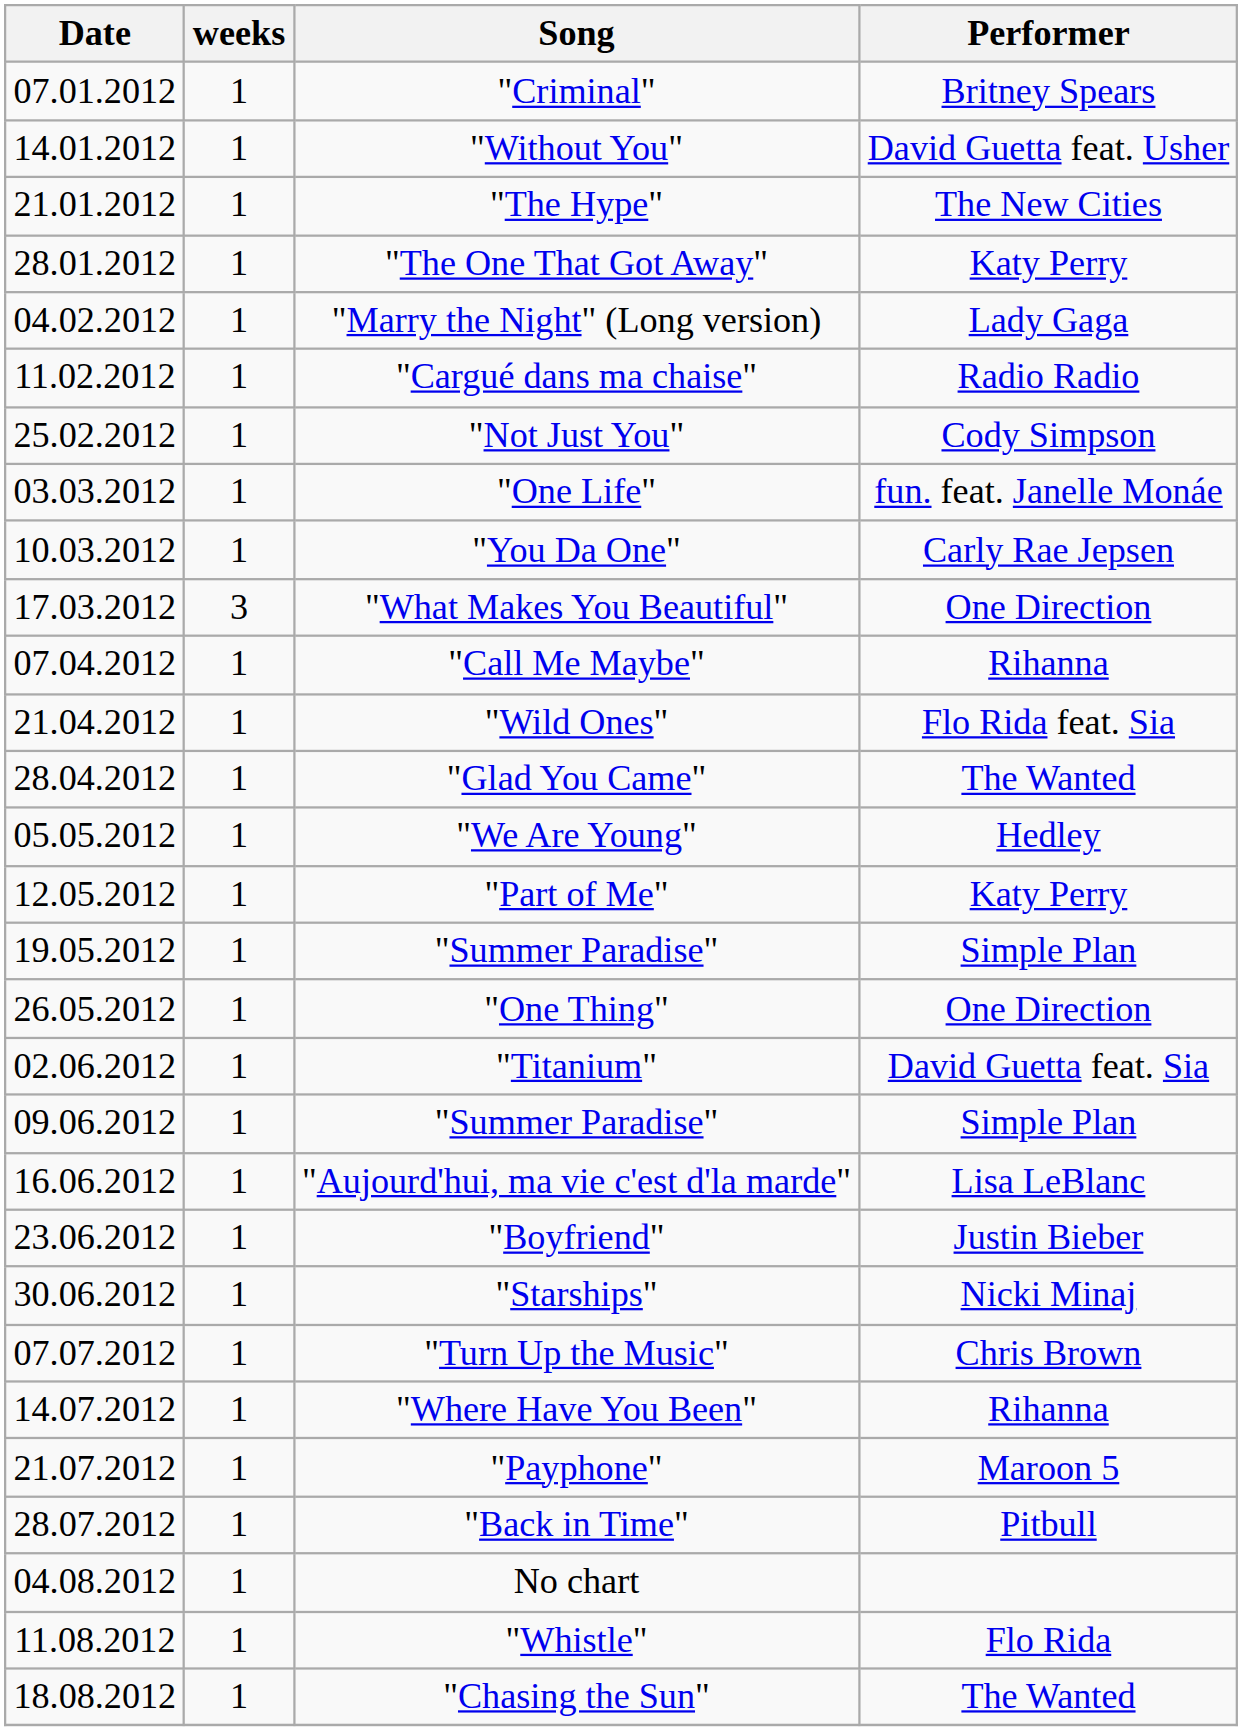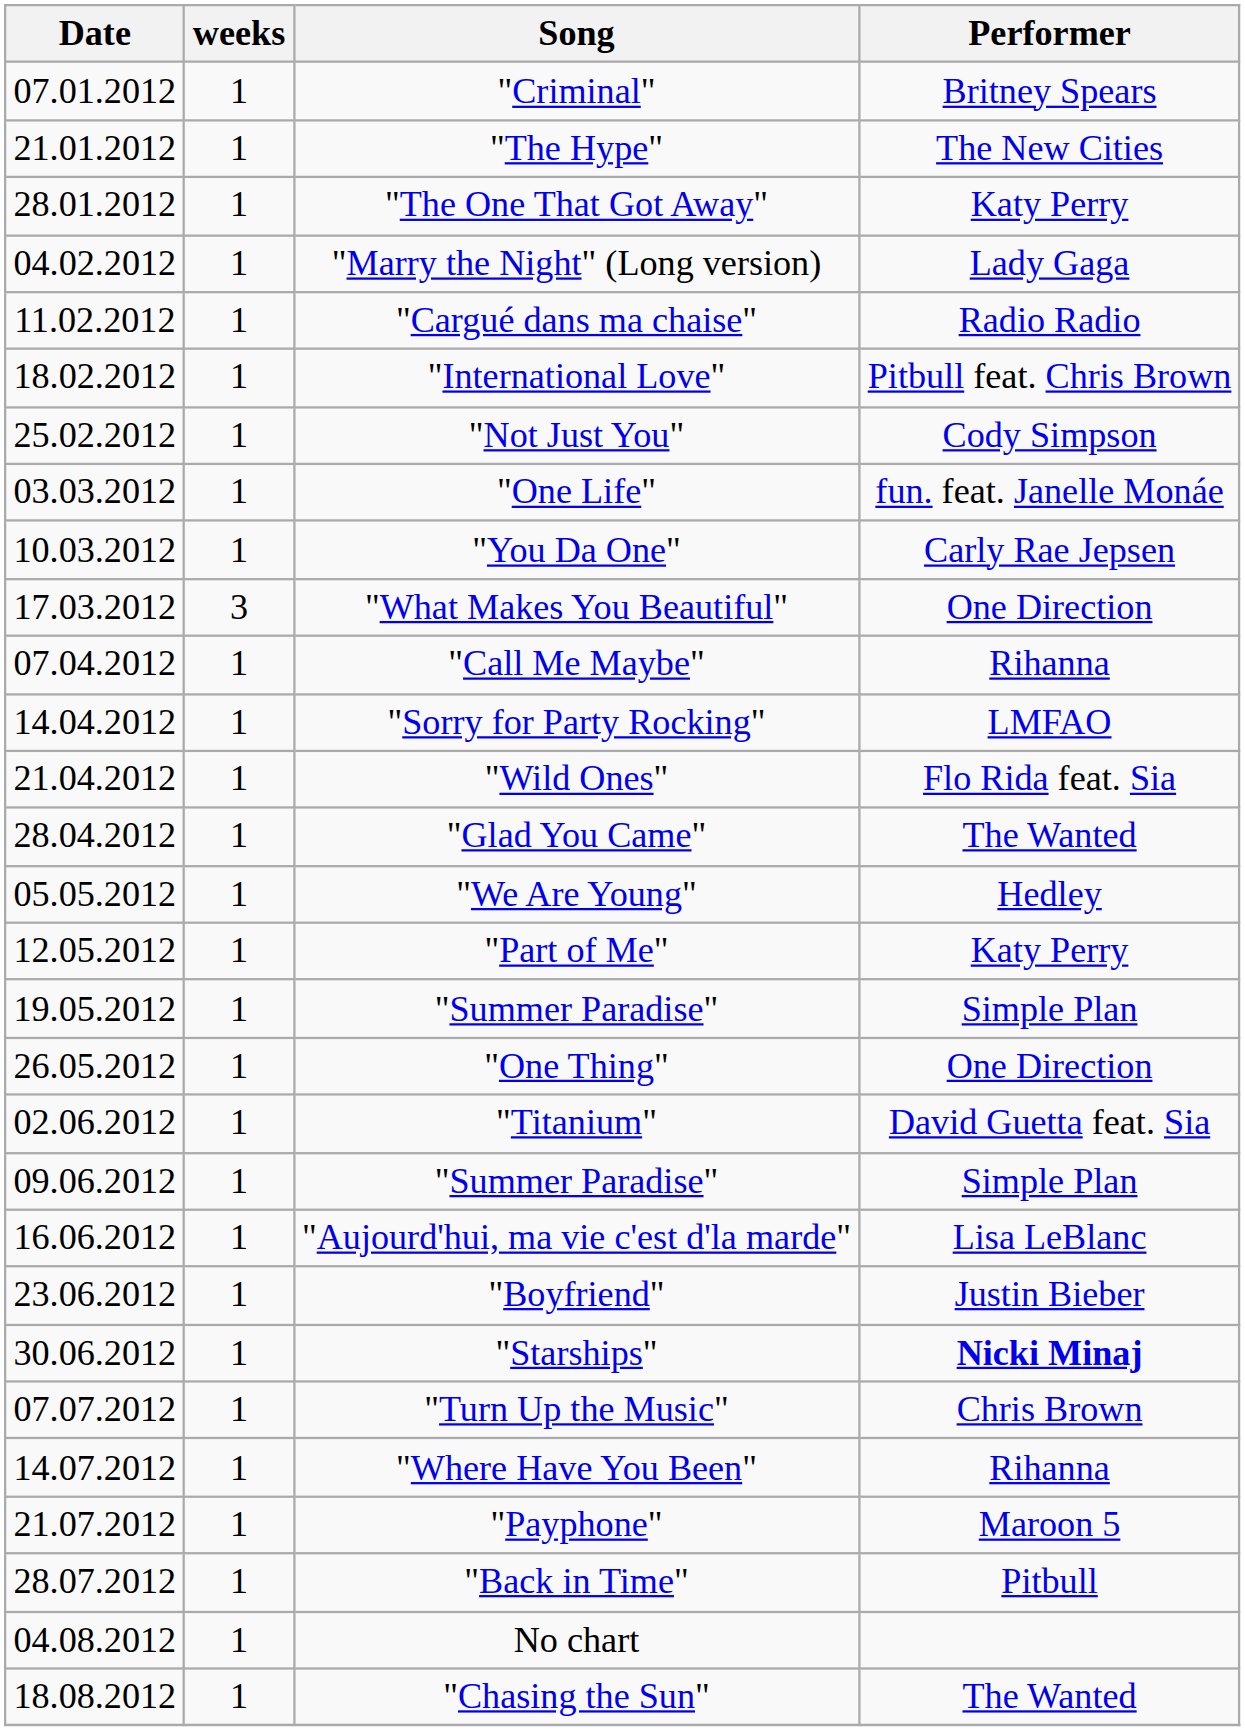- row: (95, 147)
+ row: (95, 377)
+ row: (95, 721)
(1048, 1294) normal -> (1050, 1352) bold
- row: (95, 1638)
